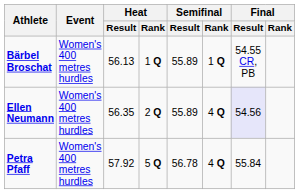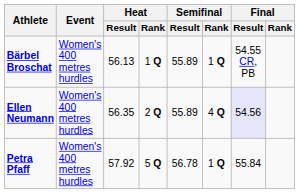(216, 164) 4 Q -> (216, 164) 1 Q
